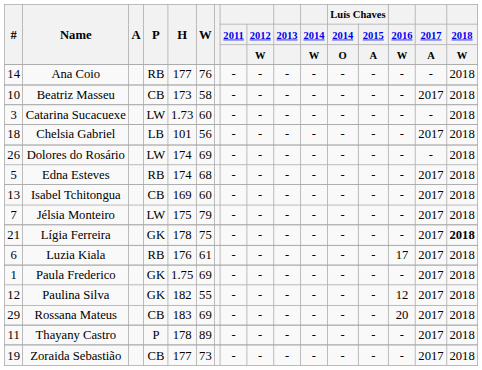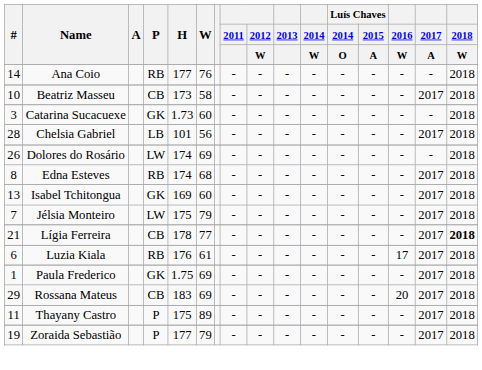(156, 114) LW -> (156, 114) GK
(14, 134) 18 -> (14, 134) 28
(14, 174) 5 -> (14, 174) 8
(156, 194) CB -> (156, 194) GK
(156, 235) GK -> (156, 235) CB
(205, 235) 75 -> (205, 235) 77
- row: (76, 295)
(182, 335) 178 -> (182, 315) 175
(156, 355) CB -> (156, 335) P
(205, 355) 73 -> (205, 335) 79
